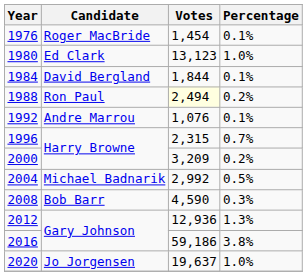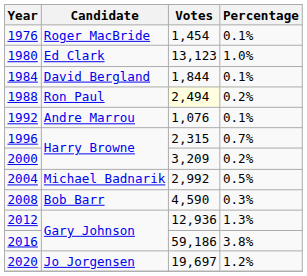(194, 261) 19,637 -> (194, 261) 19,697
(238, 261) 1.0% -> (238, 261) 1.2%
